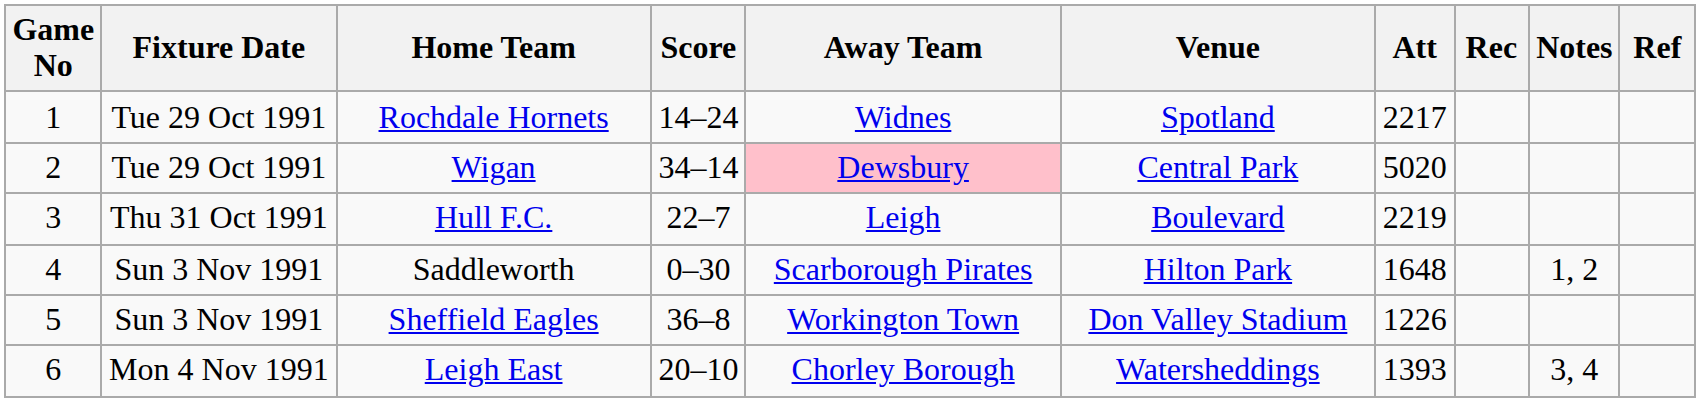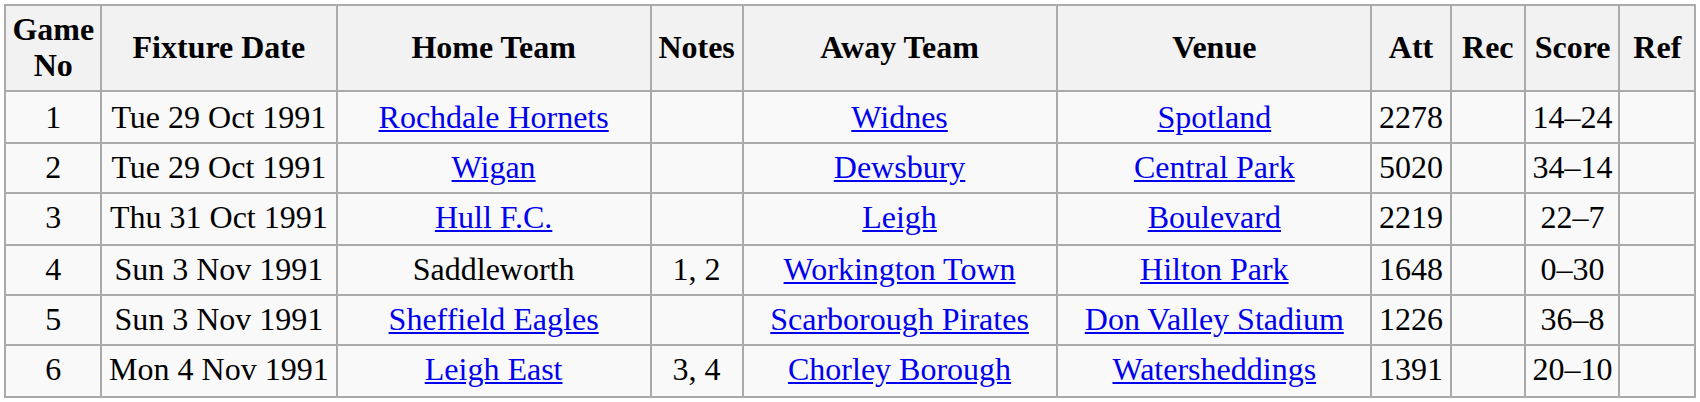columns swapped: (698, 47) <-> (1574, 47)
(1415, 116) 2217 -> (1411, 116) 2278
(903, 167) pink background -> (900, 167) no background
(903, 268) Scarborough Pirates -> (900, 268) Workington Town
(903, 319) Workington Town -> (900, 319) Scarborough Pirates
(1415, 370) 1393 -> (1411, 370) 1391
